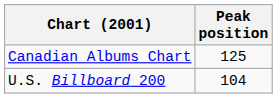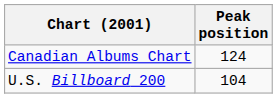(233, 57) 125 -> (233, 57) 124
